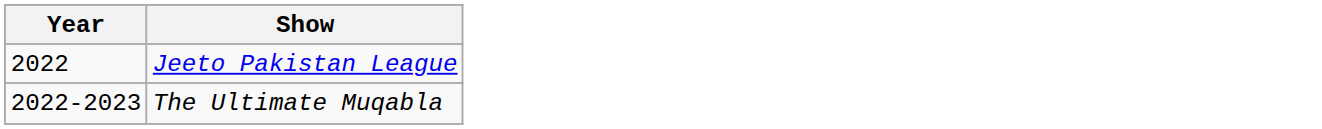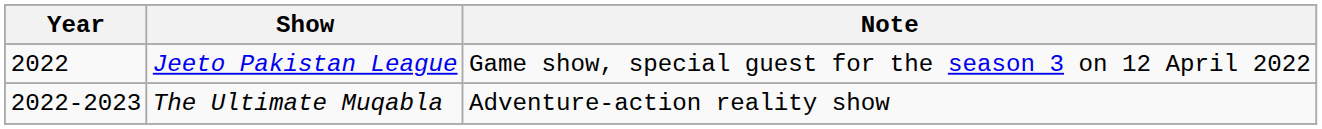+ column: (890, 25)
